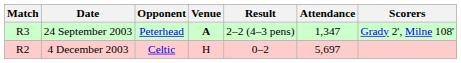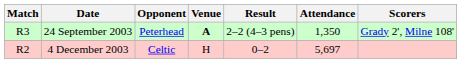(327, 31) 1,347 -> (327, 31) 1,350
